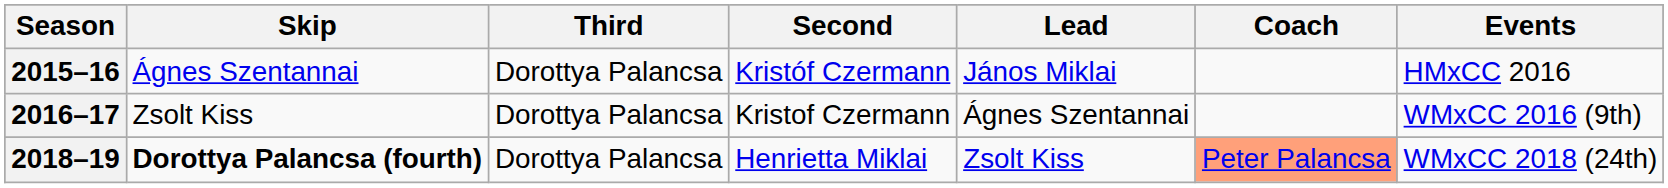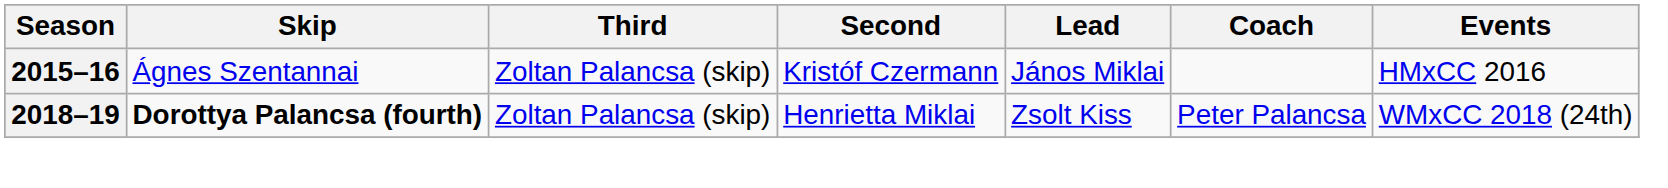(609, 70) Dorottya Palancsa -> (633, 70) Zoltan Palancsa (skip)
- row: (65, 114)
(609, 159) Dorottya Palancsa -> (633, 114) Zoltan Palancsa (skip)
(1296, 159) lightsalmon background -> (1272, 114) no background
